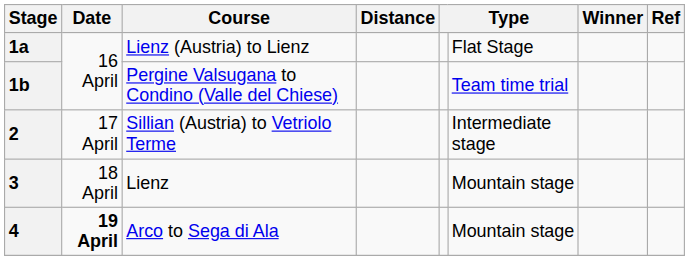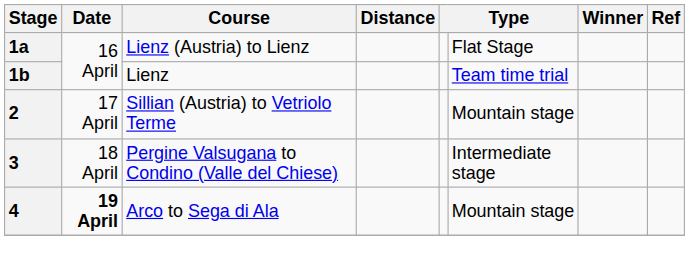(232, 85) Pergine Valsugana to Condino (Valle del Chiese) -> (148, 75) Lienz
(502, 134) Intermediate stage -> (513, 114) Mountain stage
(148, 182) Lienz -> (232, 162) Pergine Valsugana to Condino (Valle del Chiese)
(513, 182) Mountain stage -> (502, 162) Intermediate stage
